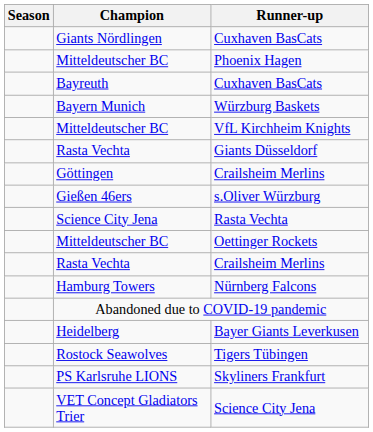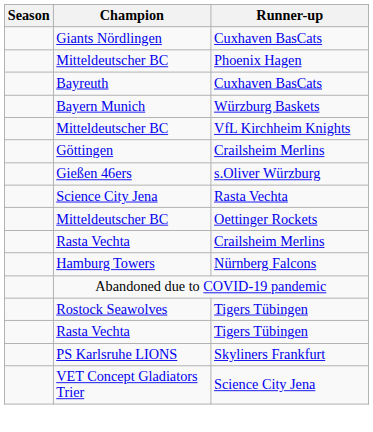- row: (93, 151)
- row: (88, 331)
+ row: (93, 331)
